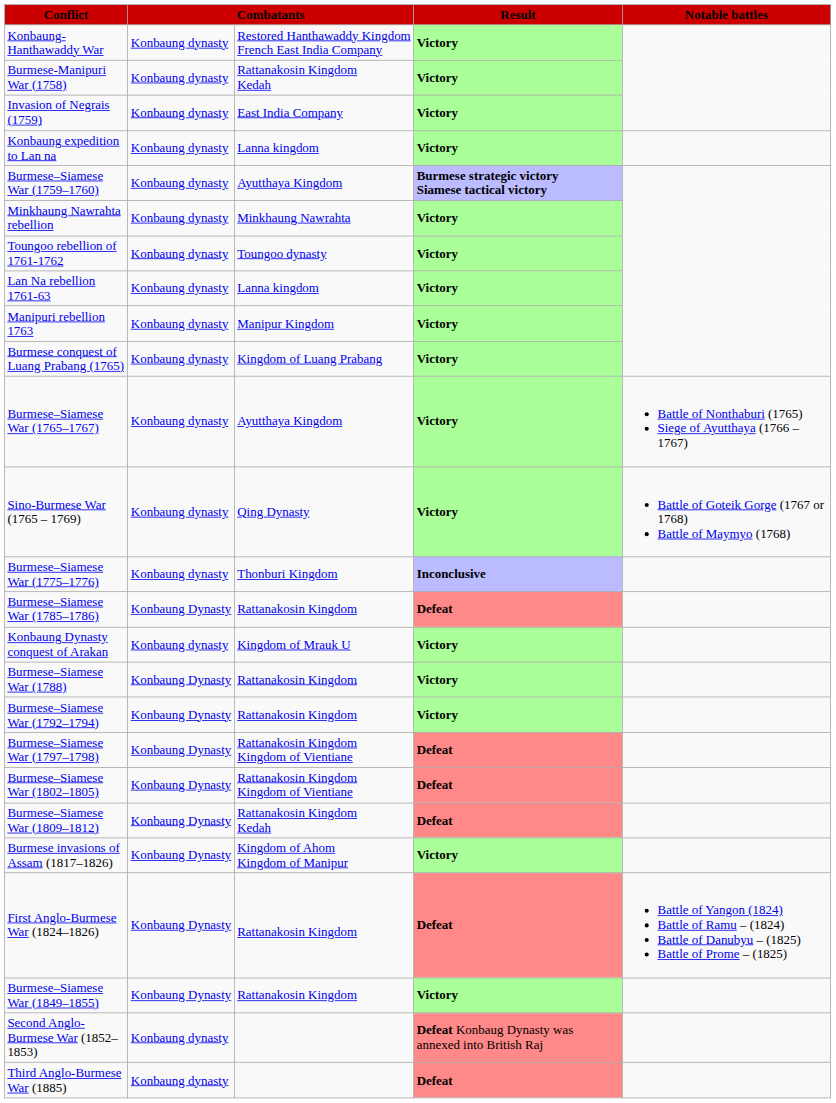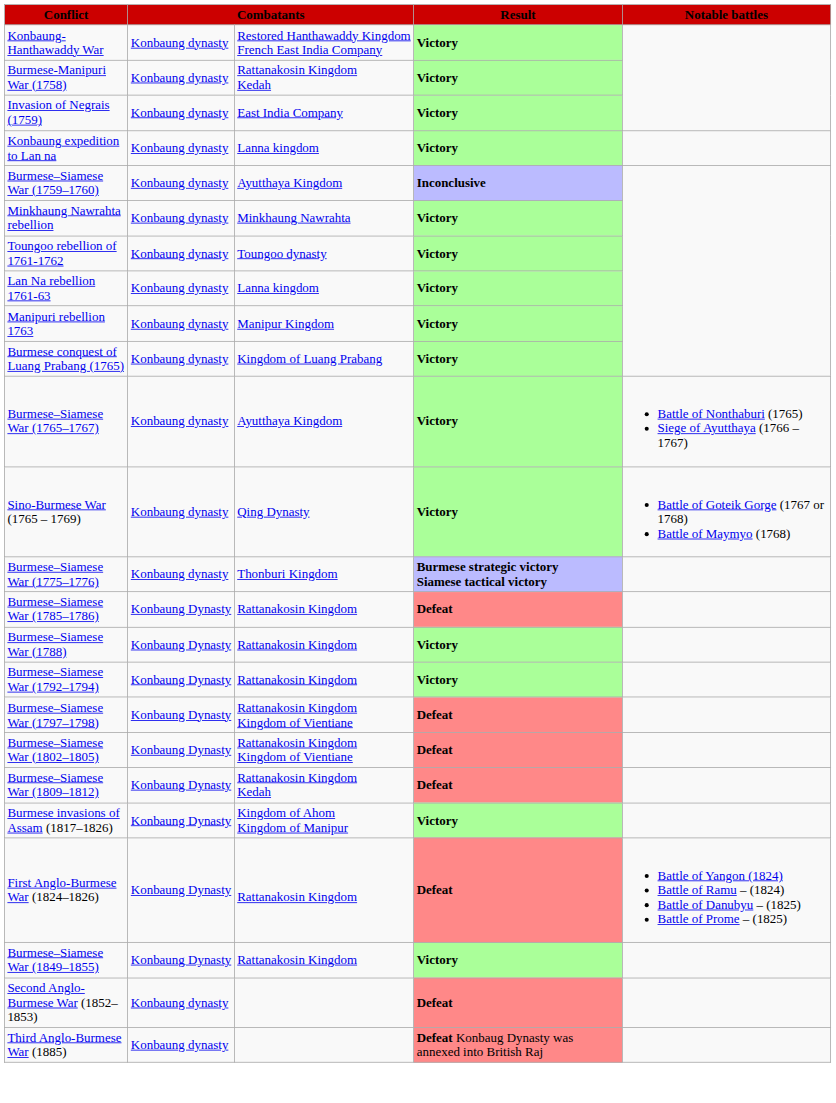(488, 183) Burmese strategic victory Siamese tactical victory -> (451, 183) Inconclusive
(451, 574) Inconclusive -> (488, 574) Burmese strategic victory Siamese tactical victory
- row: (58, 644)
(495, 1037) Defeat Konbaug Dynasty was annexed into British Raj -> (435, 1002) Defeat
(435, 1080) Defeat -> (495, 1045) Defeat Konbaug Dynasty was annexed into British Raj
